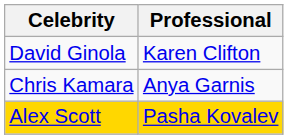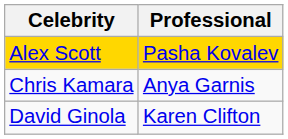rows swapped: (67, 52) <-> (55, 117)
